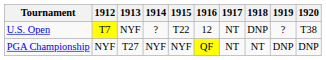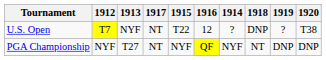columns swapped: (156, 13) <-> (232, 13)
